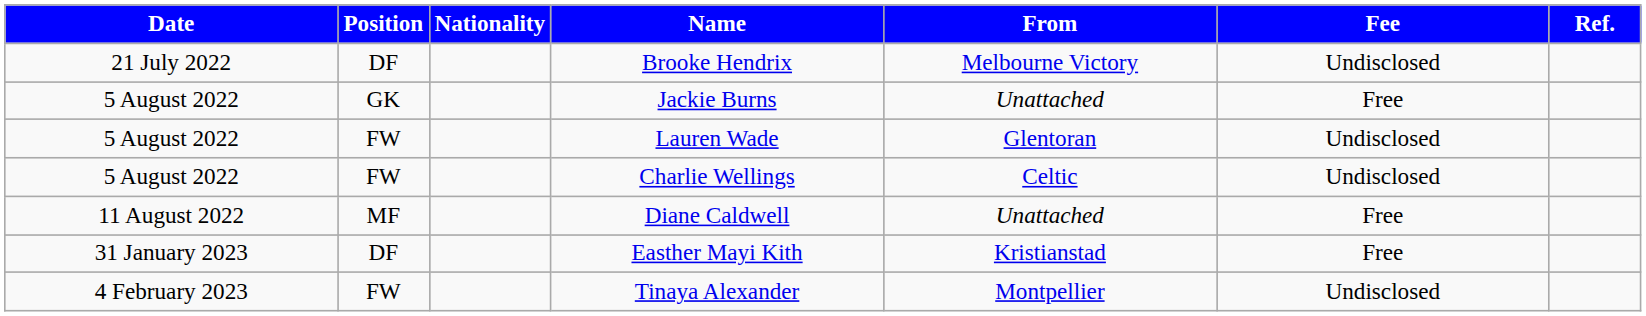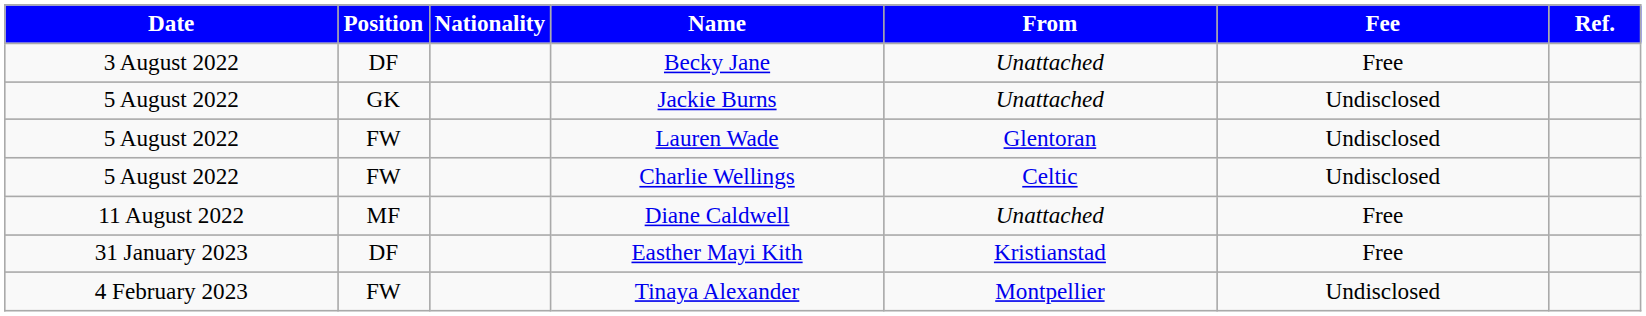- row: (717, 62)
+ row: (717, 62)
(1383, 100) Free -> (1383, 100) Undisclosed
